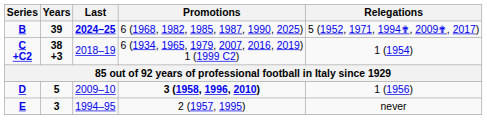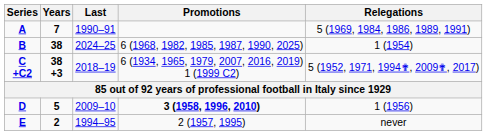+ row: (22, 29)
(57, 29) 39 -> (57, 46) 38
(95, 29) bold -> (95, 46) normal
(394, 29) 5 (1952, 1971, 1994✟, 2009✟, 2017) -> (394, 46) 1 (1954)
(394, 51) 1 (1954) -> (394, 68) 5 (1952, 1971, 1994✟, 2009✟, 2017)
(57, 106) 3 -> (57, 123) 2
